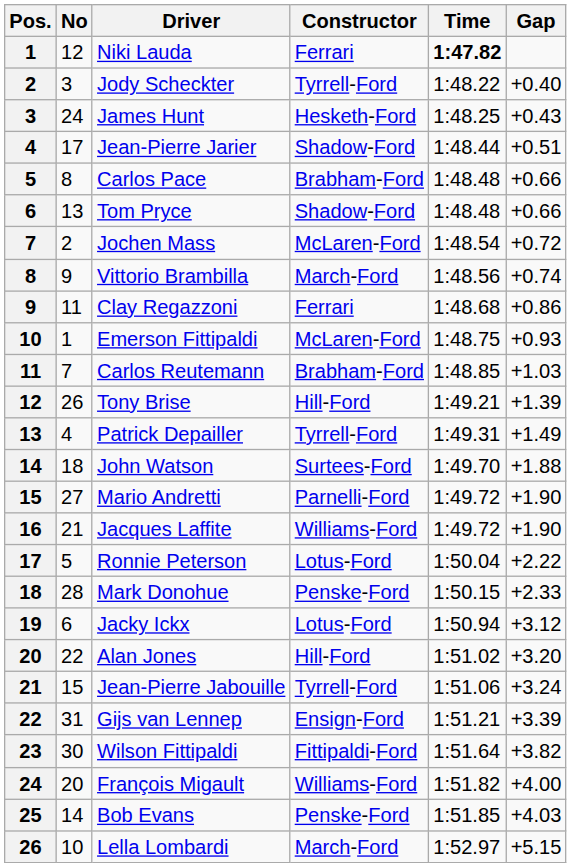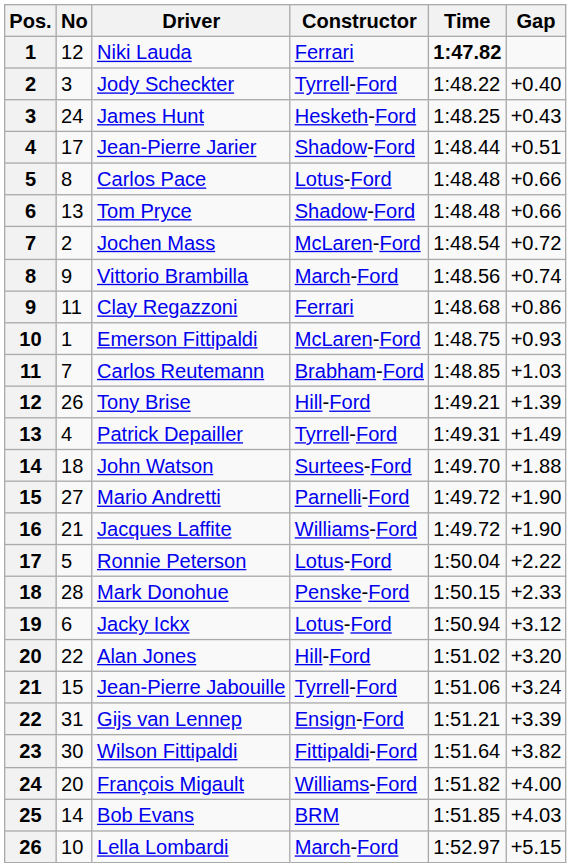(359, 180) Brabham-Ford -> (343, 180) Lotus-Ford
(352, 815) Penske-Ford -> (317, 815) BRM
